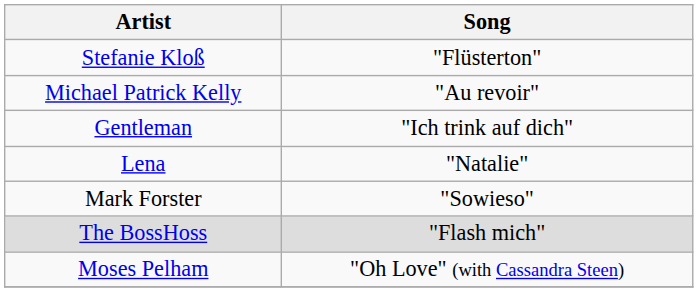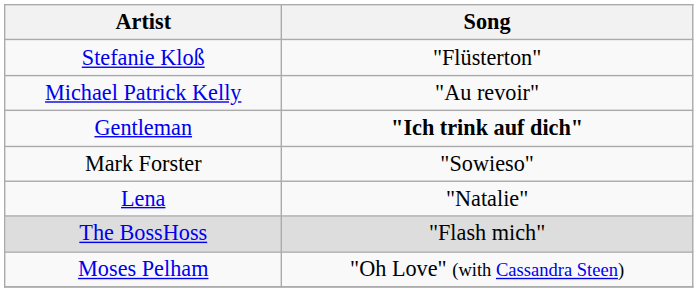(487, 127) normal -> (487, 127) bold
rows swapped: (143, 198) <-> (143, 163)
